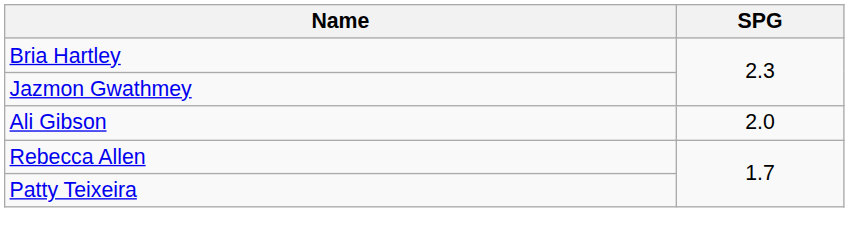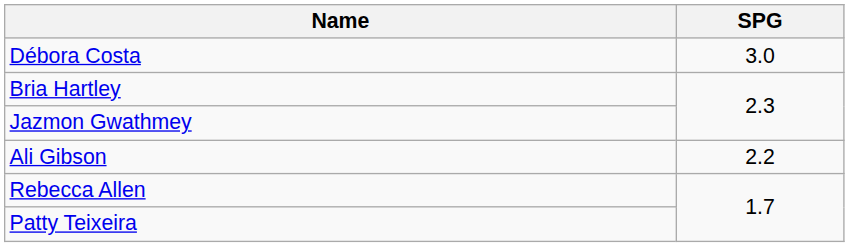+ row: (75, 55)
(760, 122) 2.0 -> (760, 156) 2.2
